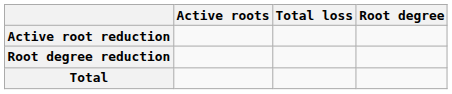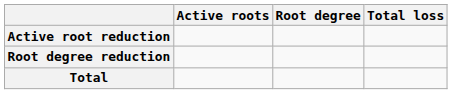columns swapped: (314, 15) <-> (402, 15)
